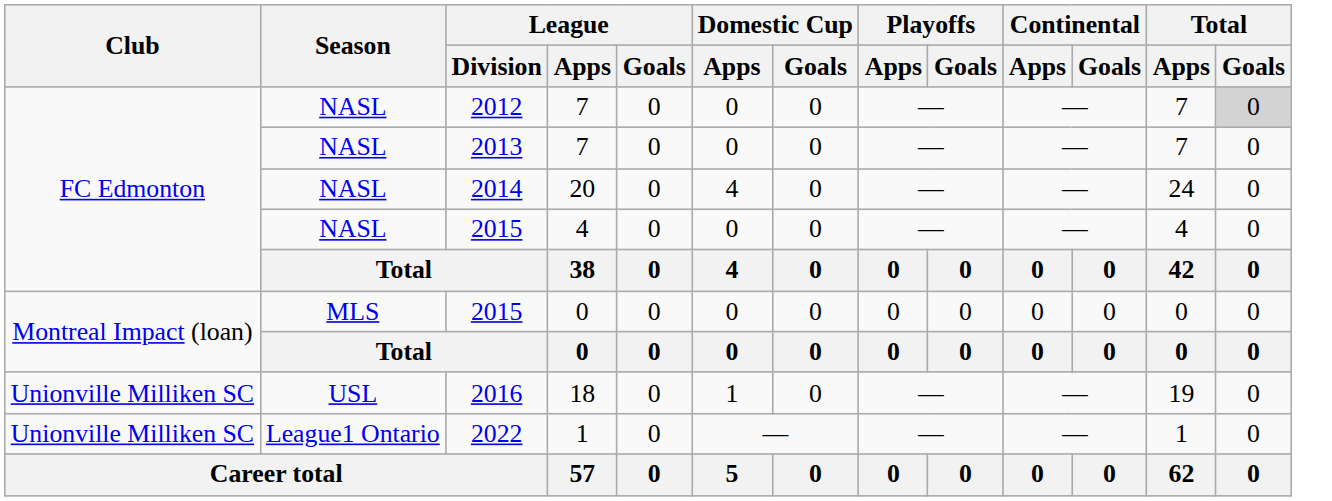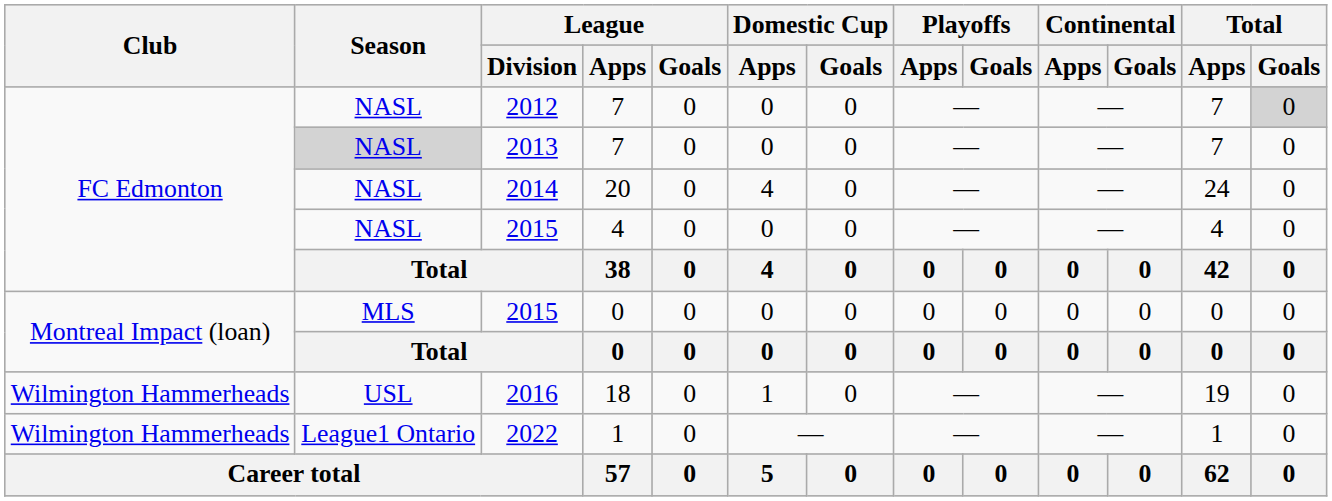(353, 147) no background -> (388, 147) lightgrey background
(132, 392) Unionville Milliken SC -> (150, 392) Wilmington Hammerheads
(132, 433) Unionville Milliken SC -> (150, 433) Wilmington Hammerheads
